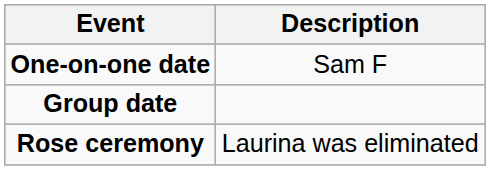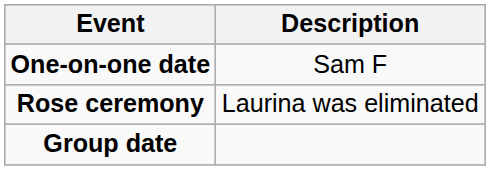rows swapped: (110, 104) <-> (110, 143)
